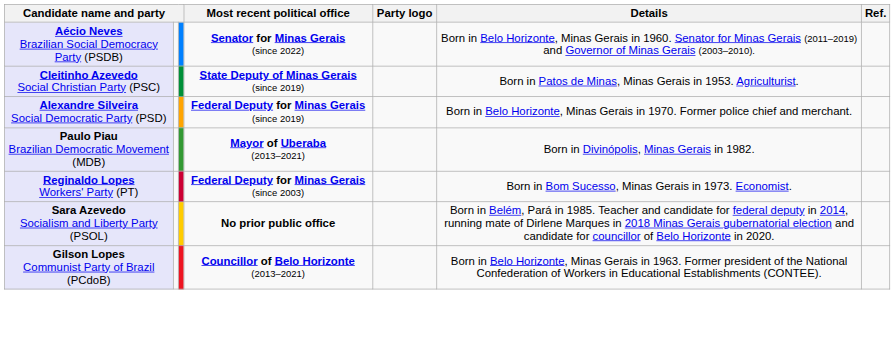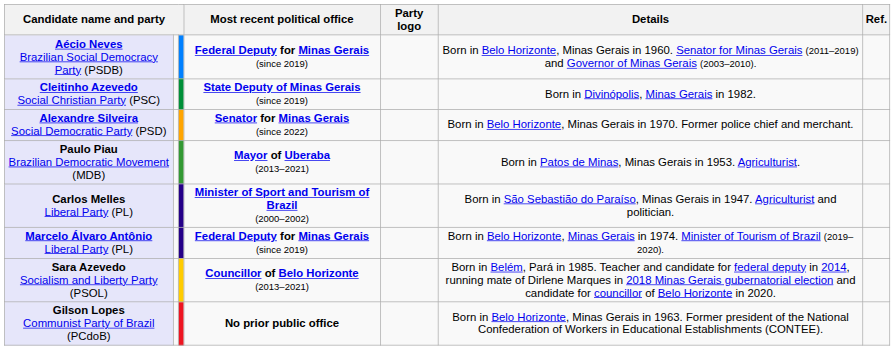(278, 44) Senator for Minas Gerais (since 2022) -> (282, 57) Federal Deputy for Minas Gerais (since 2019)
(649, 81) Born in Patos de Minas, Minas Gerais in 1953. Agriculturist. -> (651, 94) Born in Divinópolis, Minas Gerais in 1982.
(278, 112) Federal Deputy for Minas Gerais (since 2019) -> (282, 125) Senator for Minas Gerais (since 2022)
(649, 149) Born in Divinópolis, Minas Gerais in 1982. -> (651, 162) Born in Patos de Minas, Minas Gerais in 1953. Agriculturist.
+ row: (89, 205)
+ row: (89, 243)
- row: (89, 186)
(278, 223) No prior public office -> (282, 280) Councillor of Belo Horizonte (2013–2021)
(278, 267) Councillor of Belo Horizonte (2013–2021) -> (282, 323) No prior public office
